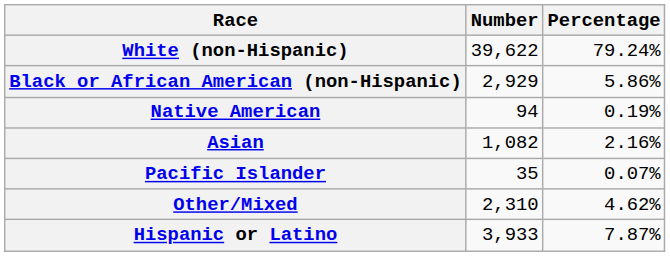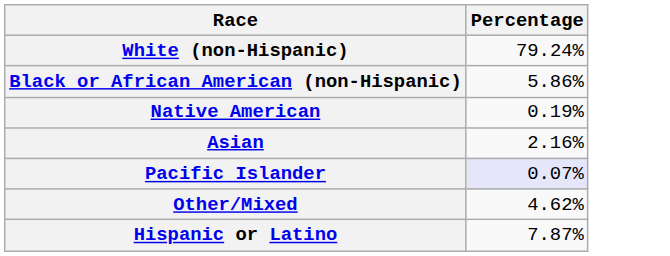- column: (505, 20)
(632, 174) no background -> (556, 174) lavender background
